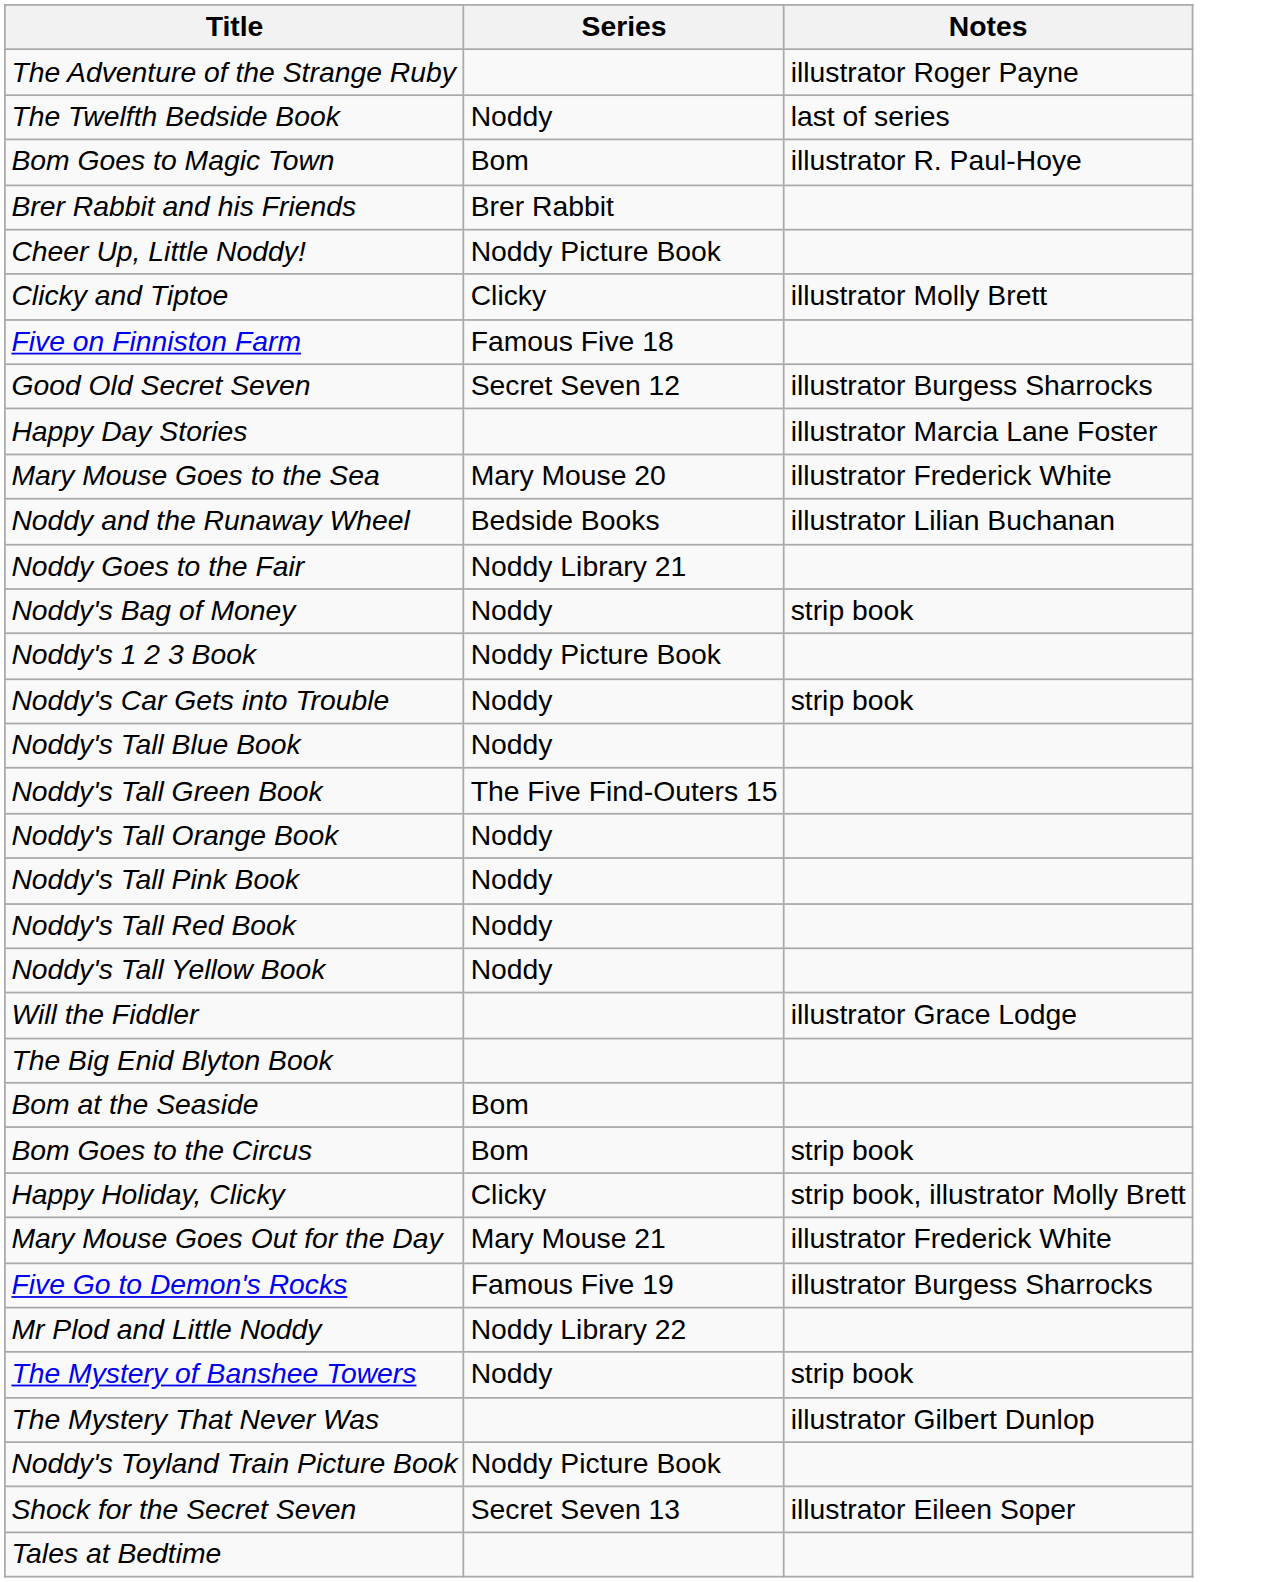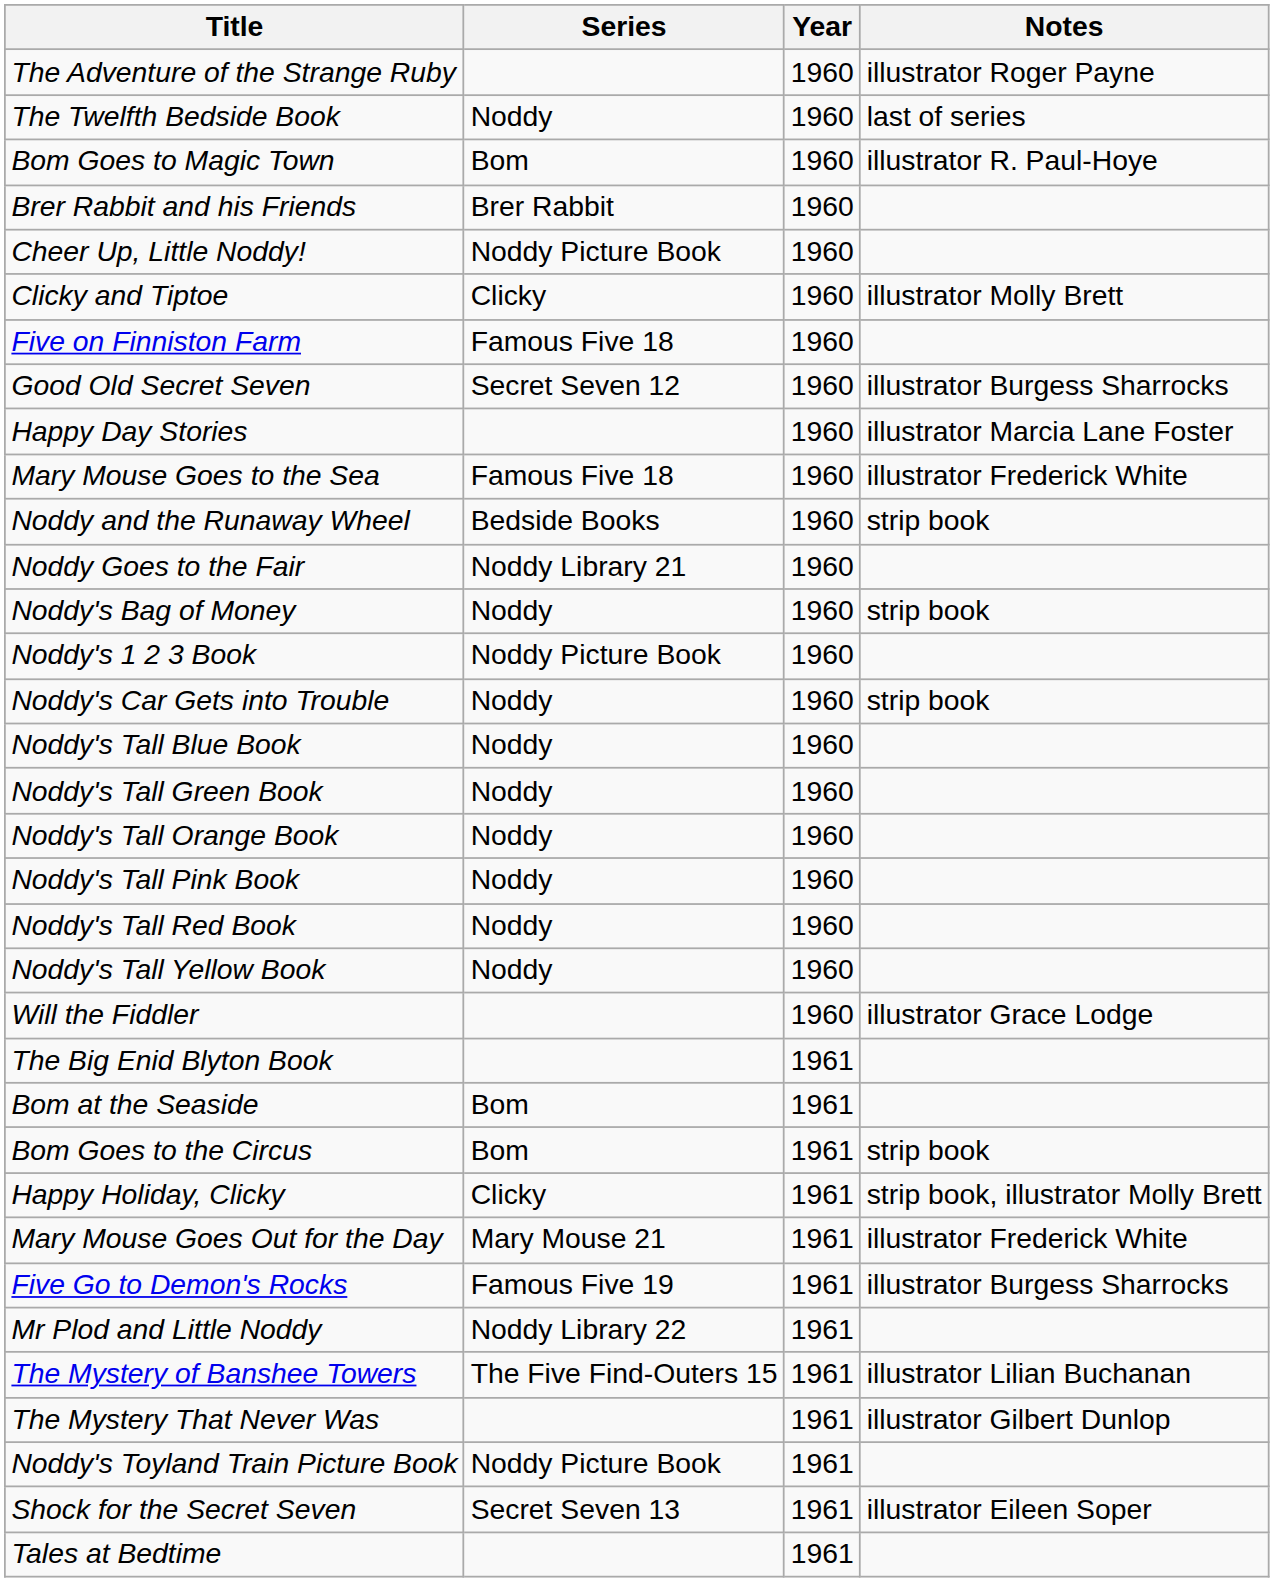+ column: (822, 26)
(568, 476) Mary Mouse 20 -> (572, 476) Famous Five 18
(953, 521) illustrator Lilian Buchanan -> (928, 521) strip book
(624, 790) The Five Find-Outers 15 -> (512, 790) Noddy
(512, 1374) Noddy -> (624, 1374) The Five Find-Outers 15
(852, 1374) strip book -> (1029, 1374) illustrator Lilian Buchanan
